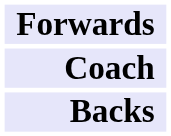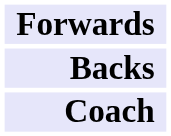rows swapped: (112, 111) <-> (109, 67)
